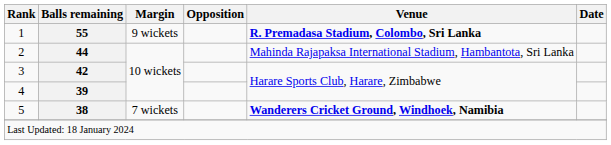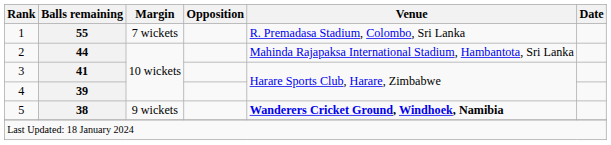(155, 33) 9 wickets -> (155, 33) 7 wickets
(365, 33) bold -> (357, 33) normal
(82, 71) 42 -> (82, 71) 41
(155, 110) 7 wickets -> (155, 110) 9 wickets
